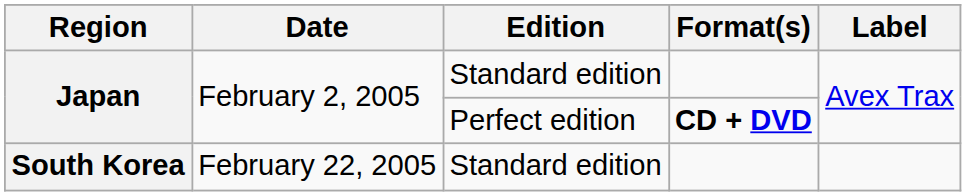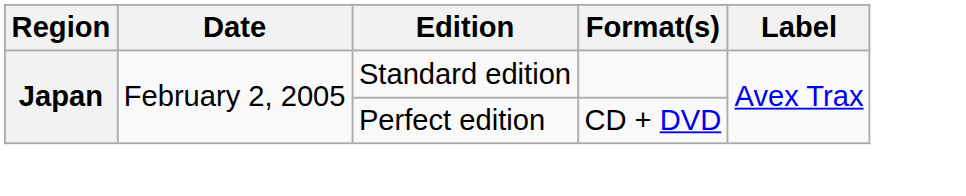(743, 119) bold -> (653, 119) normal
- row: (98, 166)
